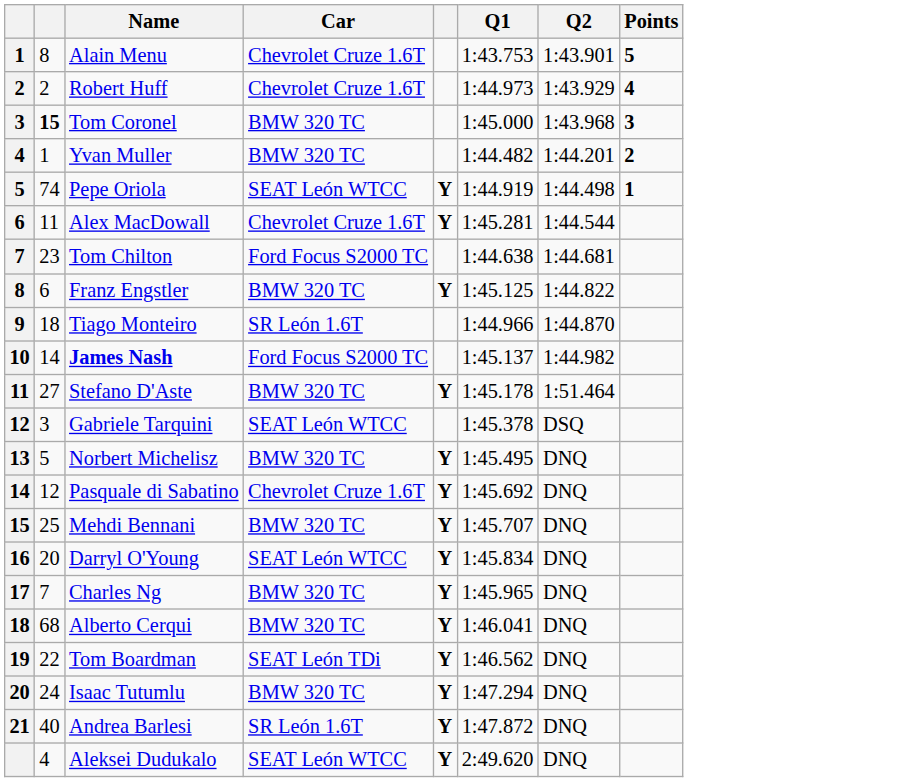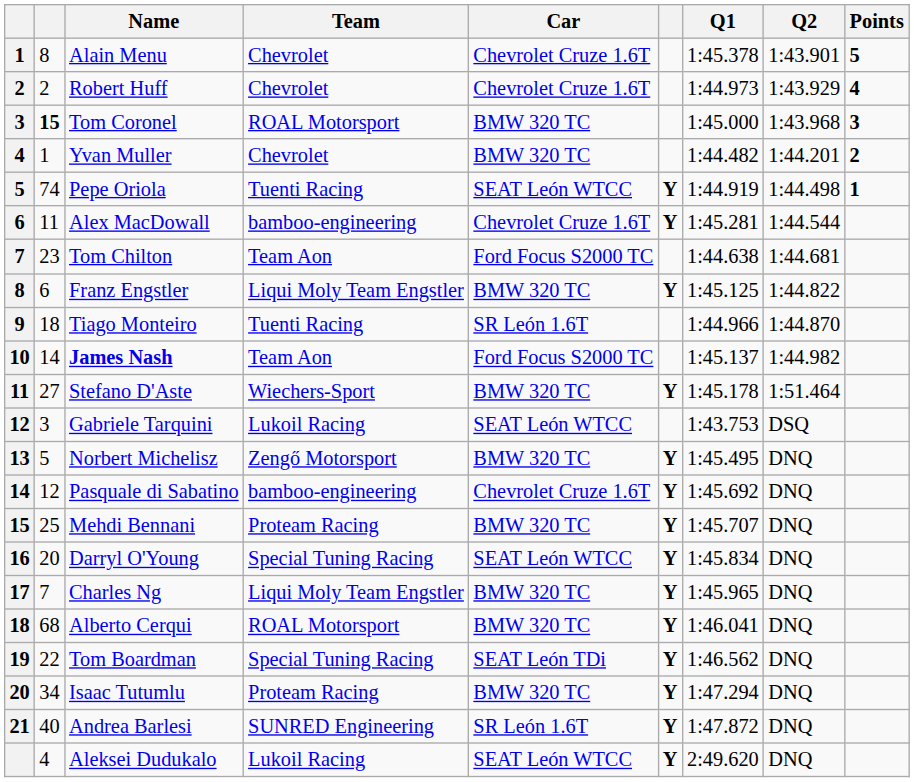+ column: (356, 21)
(498, 55) 1:43.753 -> (723, 55) 1:45.378
(498, 424) 1:45.378 -> (723, 424) 1:43.753
(49, 693) 24 -> (49, 693) 34
